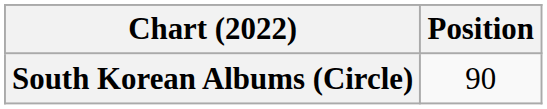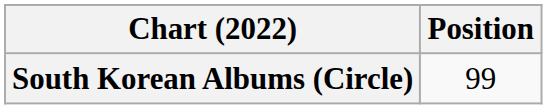(481, 77) 90 -> (481, 77) 99
